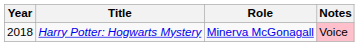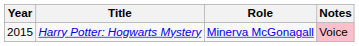(20, 32) 2018 -> (20, 32) 2015
